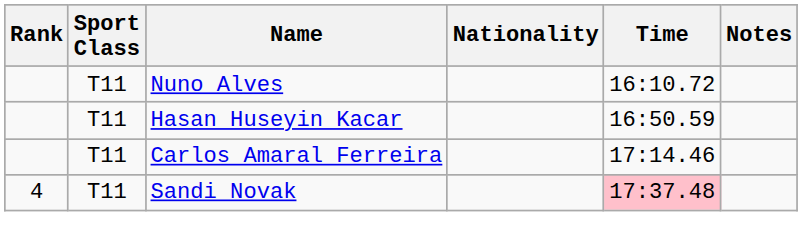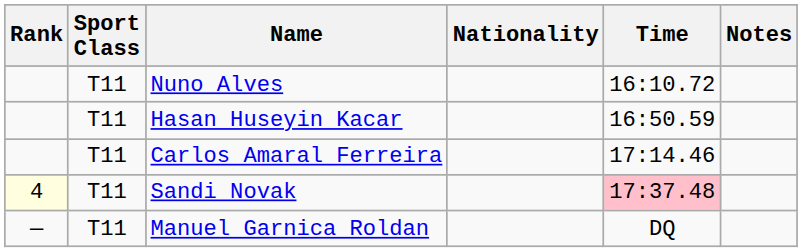(37, 192) no background -> (37, 192) lightyellow background
+ row: (290, 228)
